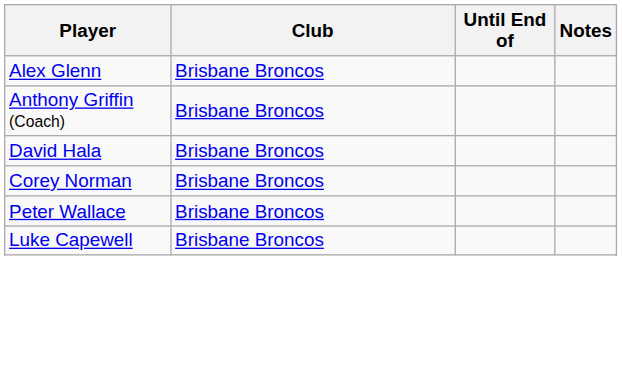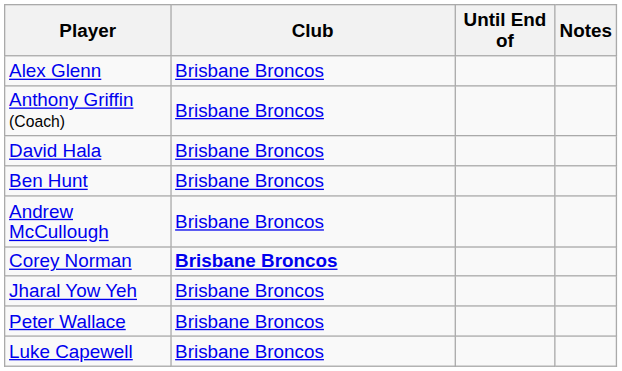+ row: (48, 181)
+ row: (59, 221)
(250, 181) normal -> (256, 262) bold
+ row: (73, 291)
